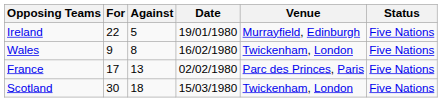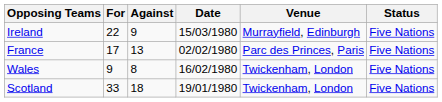(134, 32) 5 -> (134, 32) 9
(208, 32) 19/01/1980 -> (208, 32) 15/03/1980
rows swapped: (25, 69) <-> (23, 50)
(113, 87) 30 -> (113, 87) 33
(208, 87) 15/03/1980 -> (208, 87) 19/01/1980
